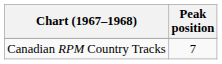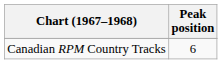(193, 48) 7 -> (193, 48) 6
